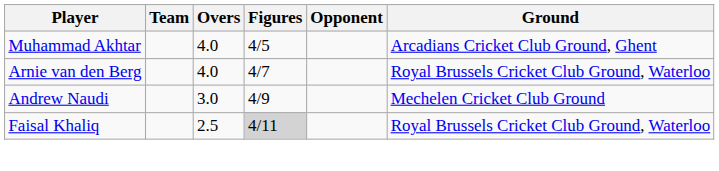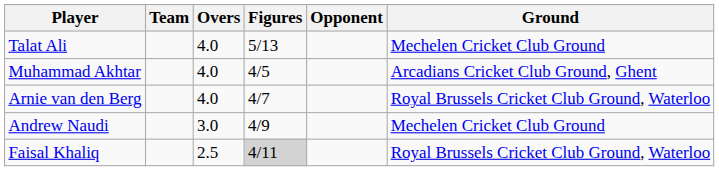+ row: (38, 44)
